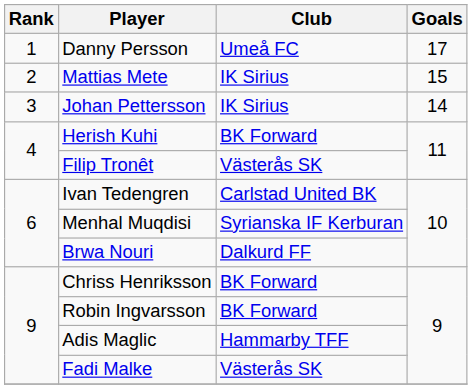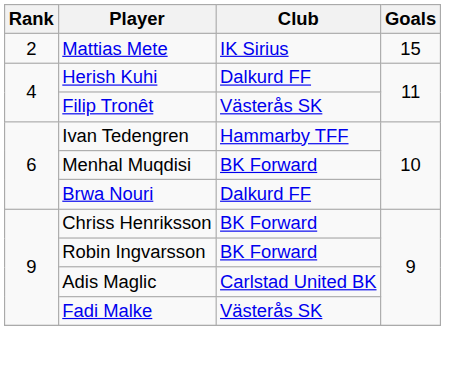- row: (125, 48)
- row: (134, 106)
(269, 135) BK Forward -> (266, 77) Dalkurd FF
(298, 194) Carlstad United BK -> (284, 135) Hammarby TFF
(312, 223) Syrianska IF Kerburan -> (269, 164) BK Forward
(284, 340) Hammarby TFF -> (298, 281) Carlstad United BK
